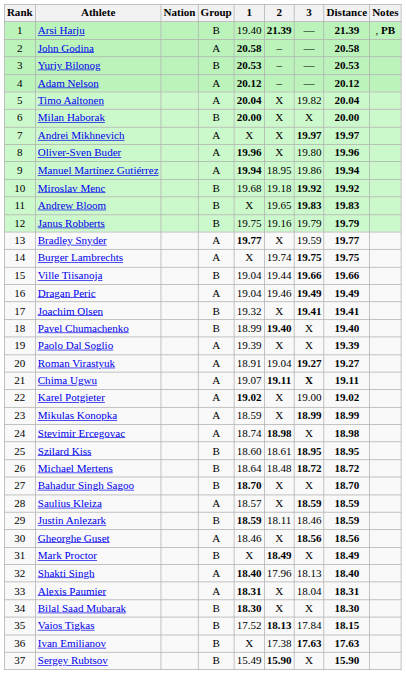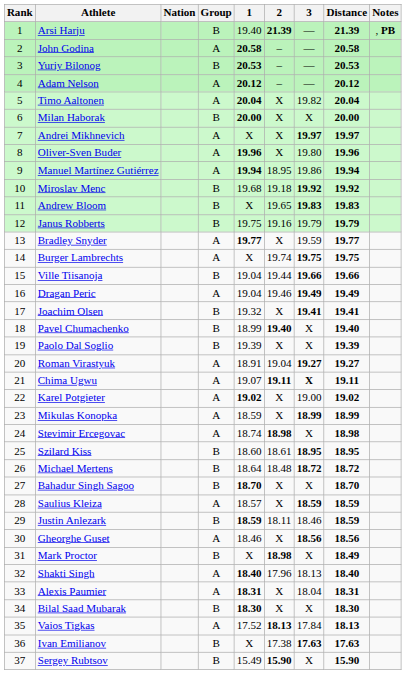(216, 345) A -> (216, 345) B
(279, 556) 18.49 -> (279, 556) 18.98
(216, 626) B -> (216, 626) A
(347, 626) 18.15 -> (347, 626) 18.13
